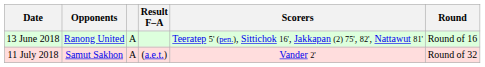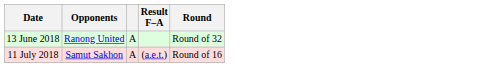- column: (298, 17)
(452, 39) Round of 16 -> (197, 39) Round of 32
(452, 54) Round of 32 -> (197, 54) Round of 16
